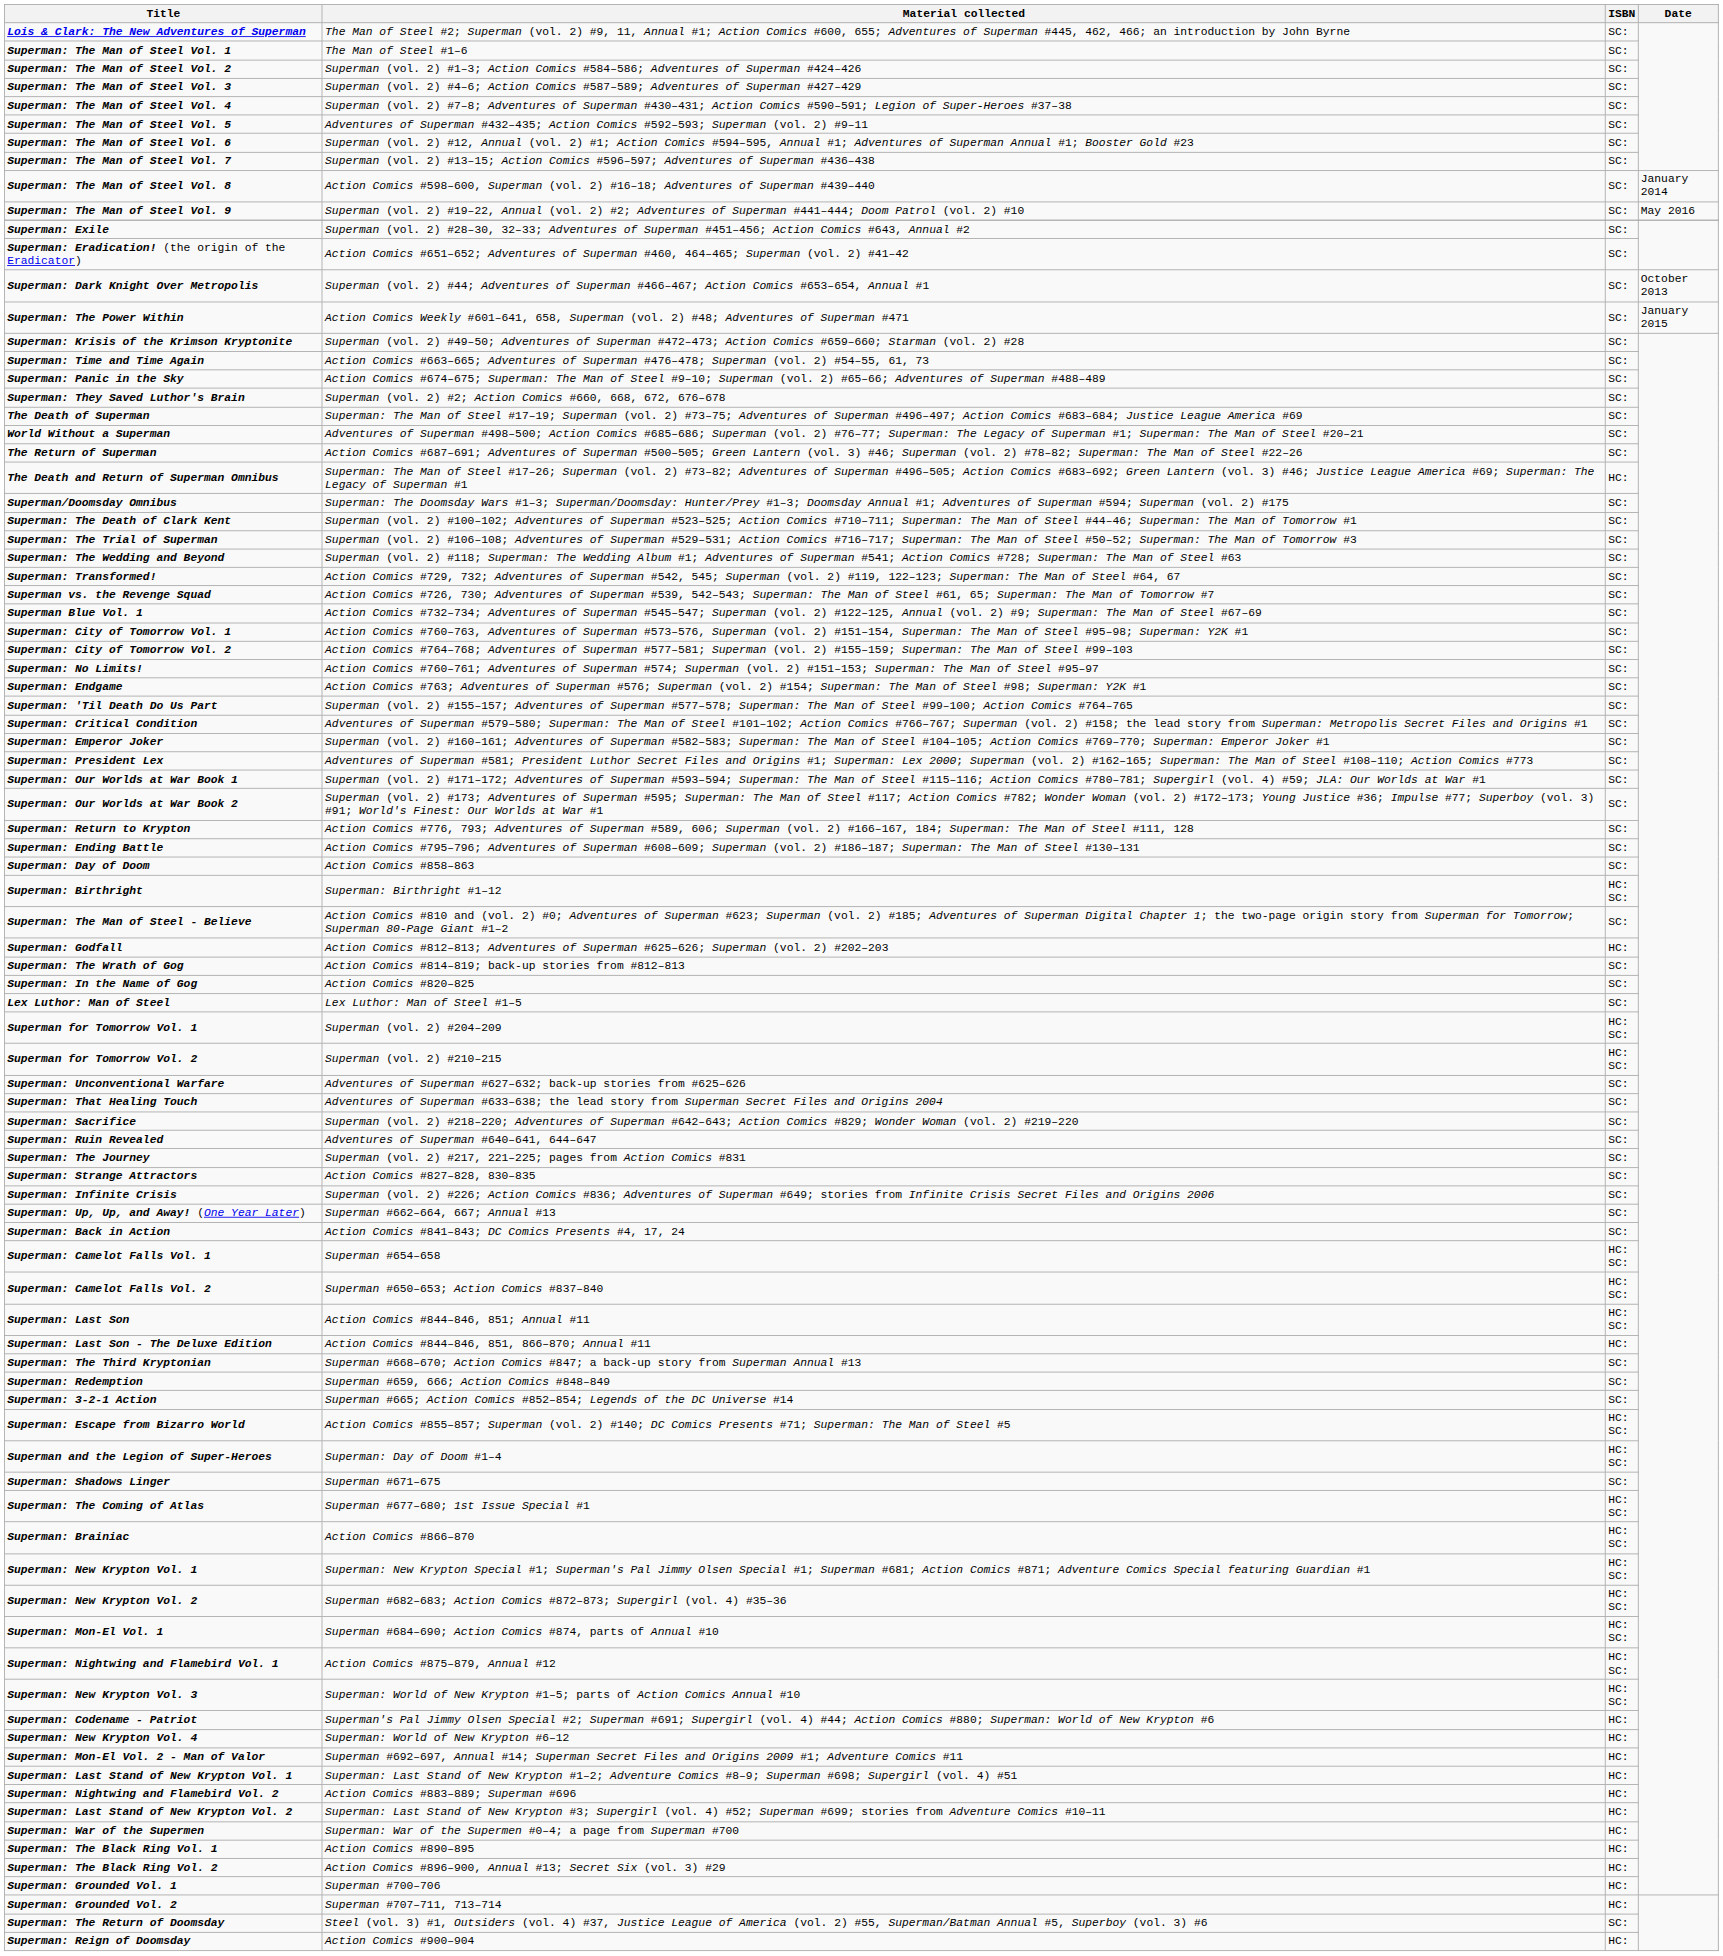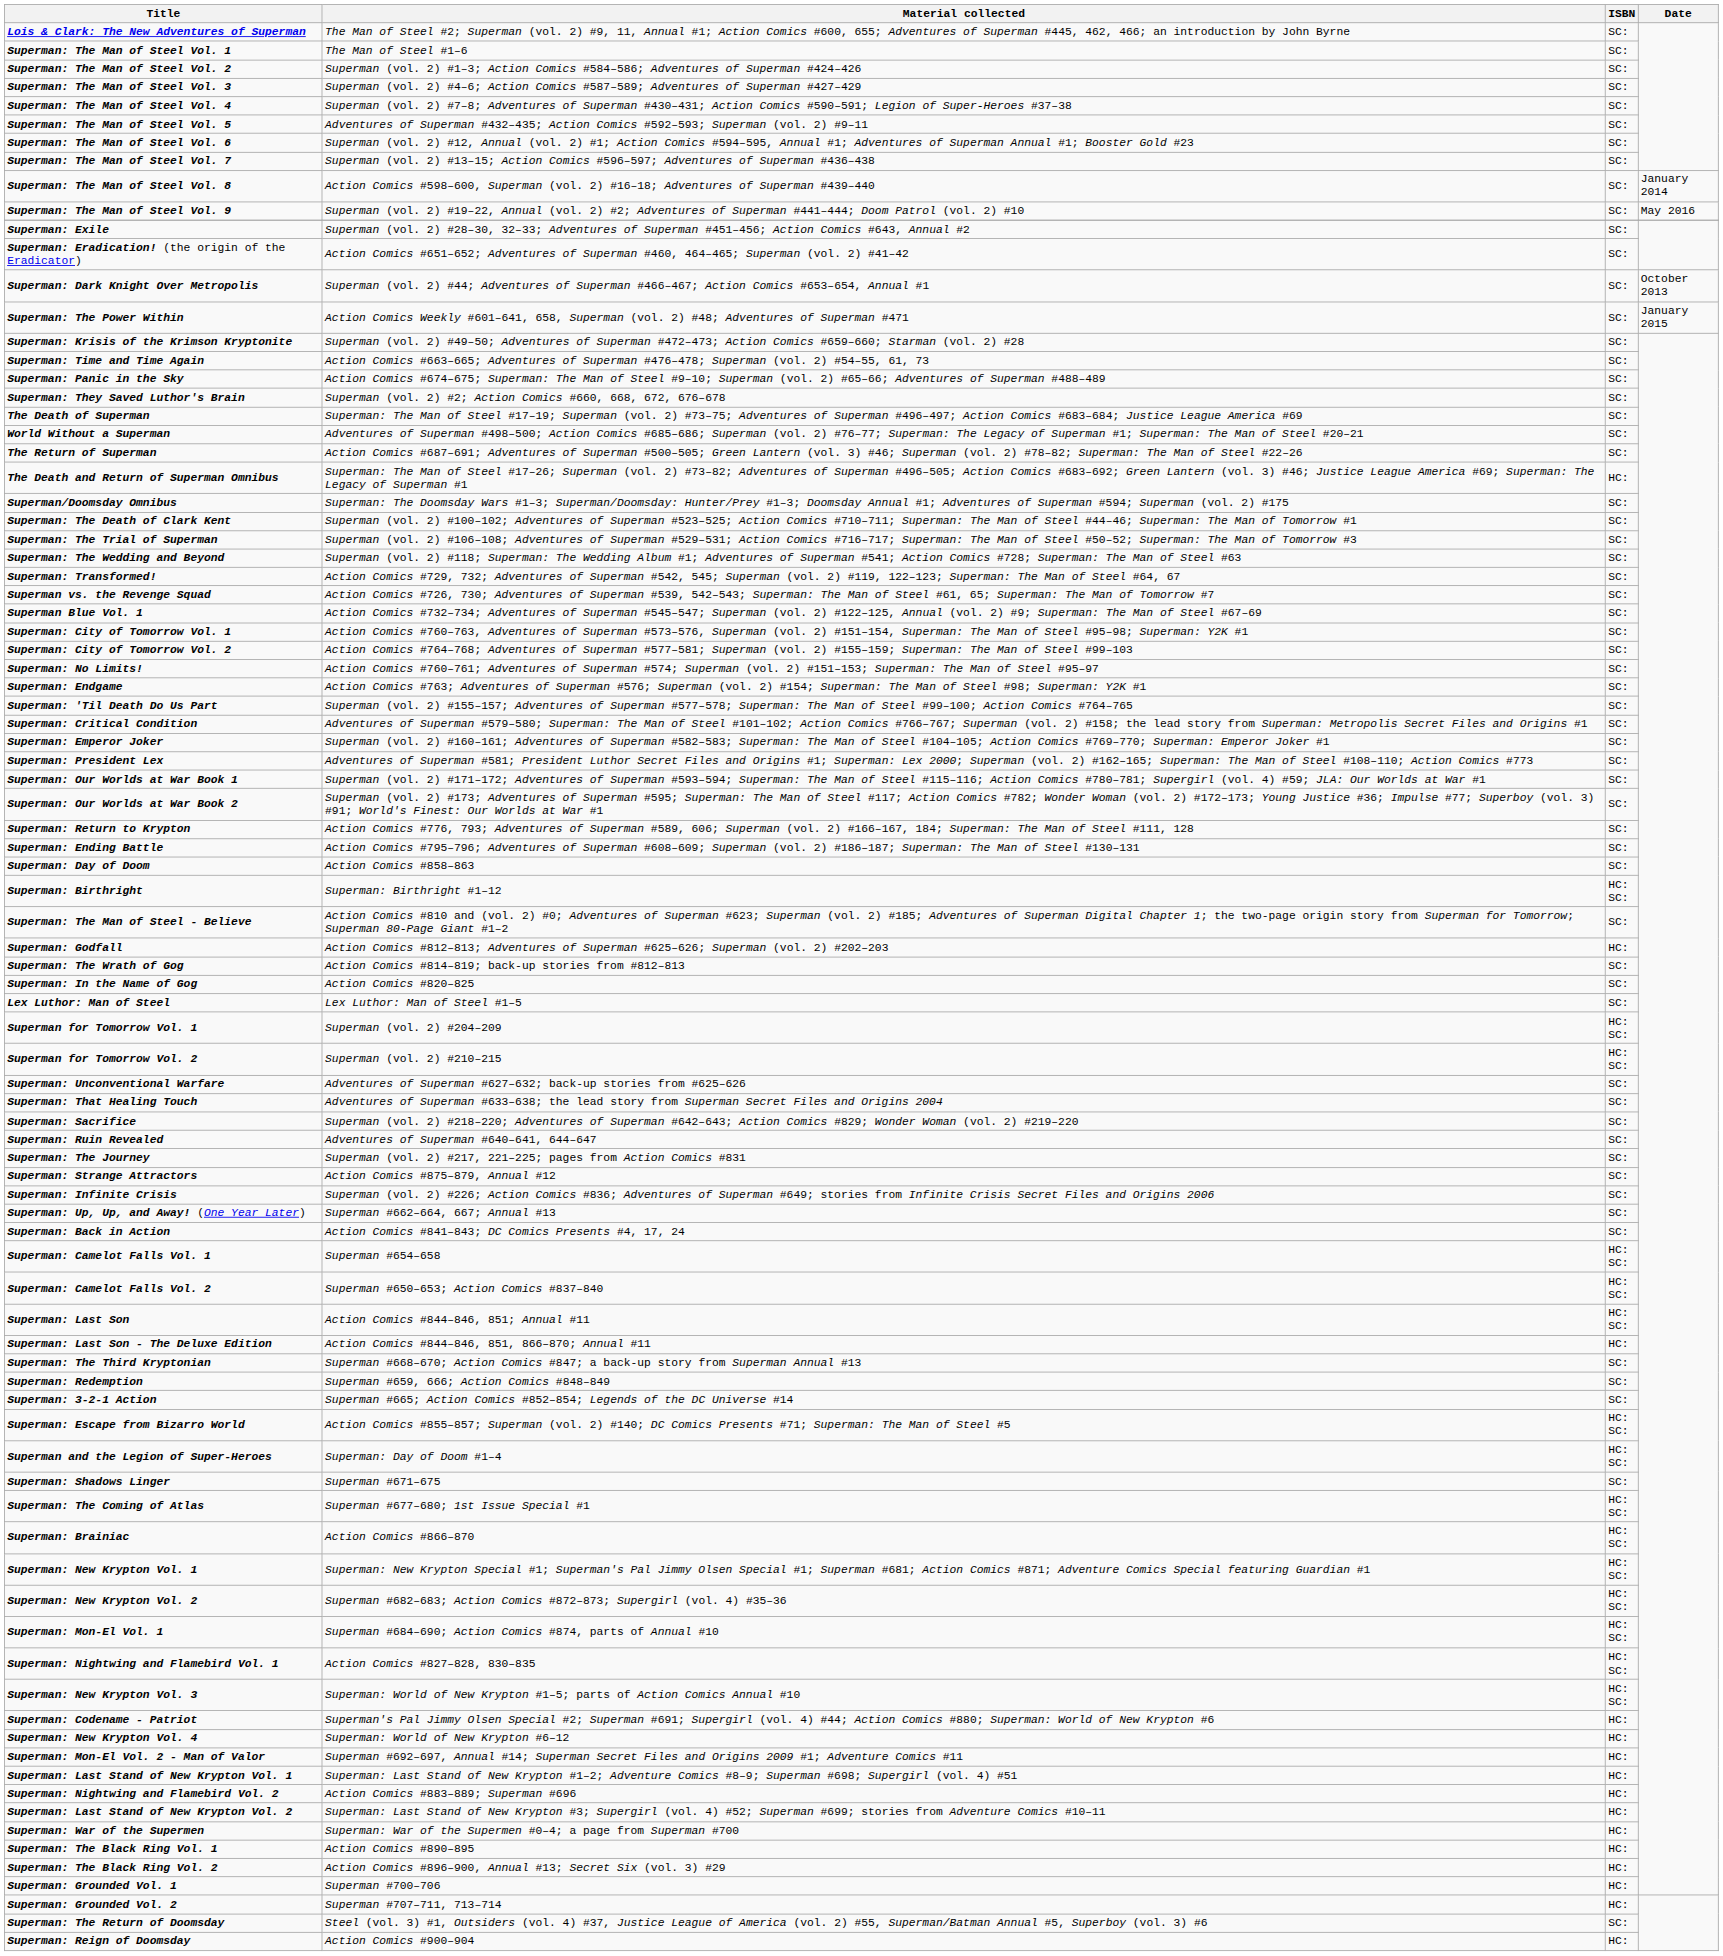(430, 1176) Action Comics #827–828, 830–835 -> (440, 1176) Action Comics #875–879, Annual #12
(440, 1664) Action Comics #875–879, Annual #12 -> (430, 1664) Action Comics #827–828, 830–835
